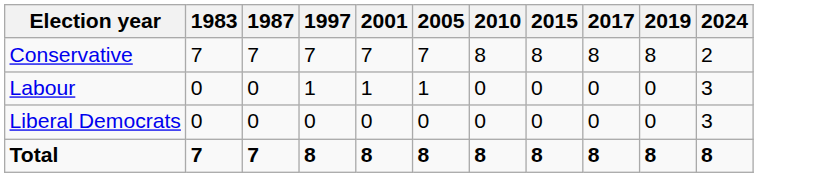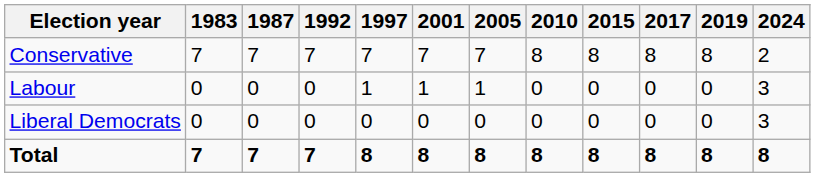+ column: (328, 21)
